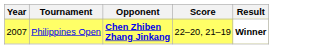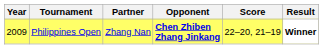+ column: (128, 12)
(17, 32) 2007 -> (17, 32) 2009
